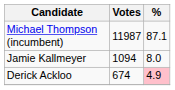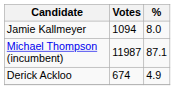rows swapped: (52, 36) <-> (46, 59)
(154, 76) pink background -> (154, 76) no background
